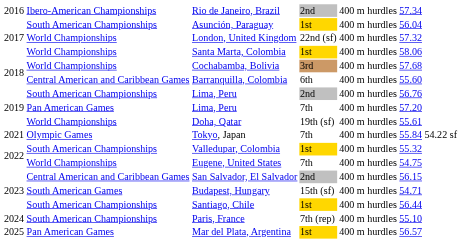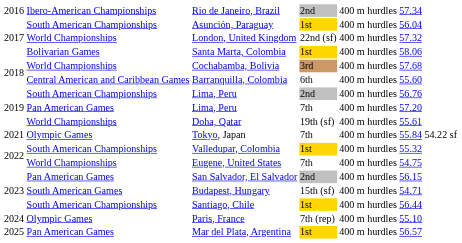(72, 52) World Championships -> (63, 52) Bolivarian Games
(108, 177) Central American and Caribbean Games -> (70, 177) Pan American Games
(92, 218) South American Championships -> (59, 218) Olympic Games
